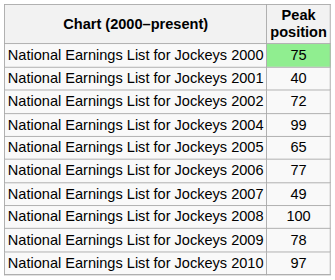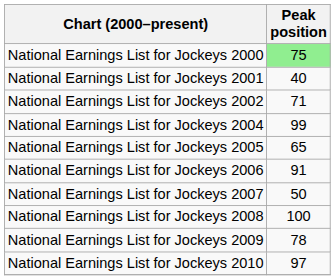(299, 101) 72 -> (299, 101) 71
(299, 170) 77 -> (299, 170) 91
(299, 194) 49 -> (299, 194) 50
